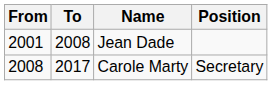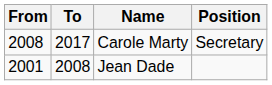rows swapped: (136, 42) <-> (143, 67)
